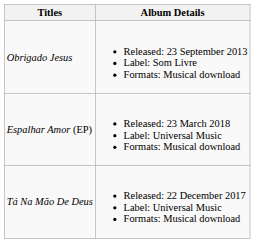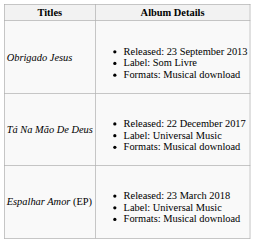rows swapped: (50, 201) <-> (49, 129)
